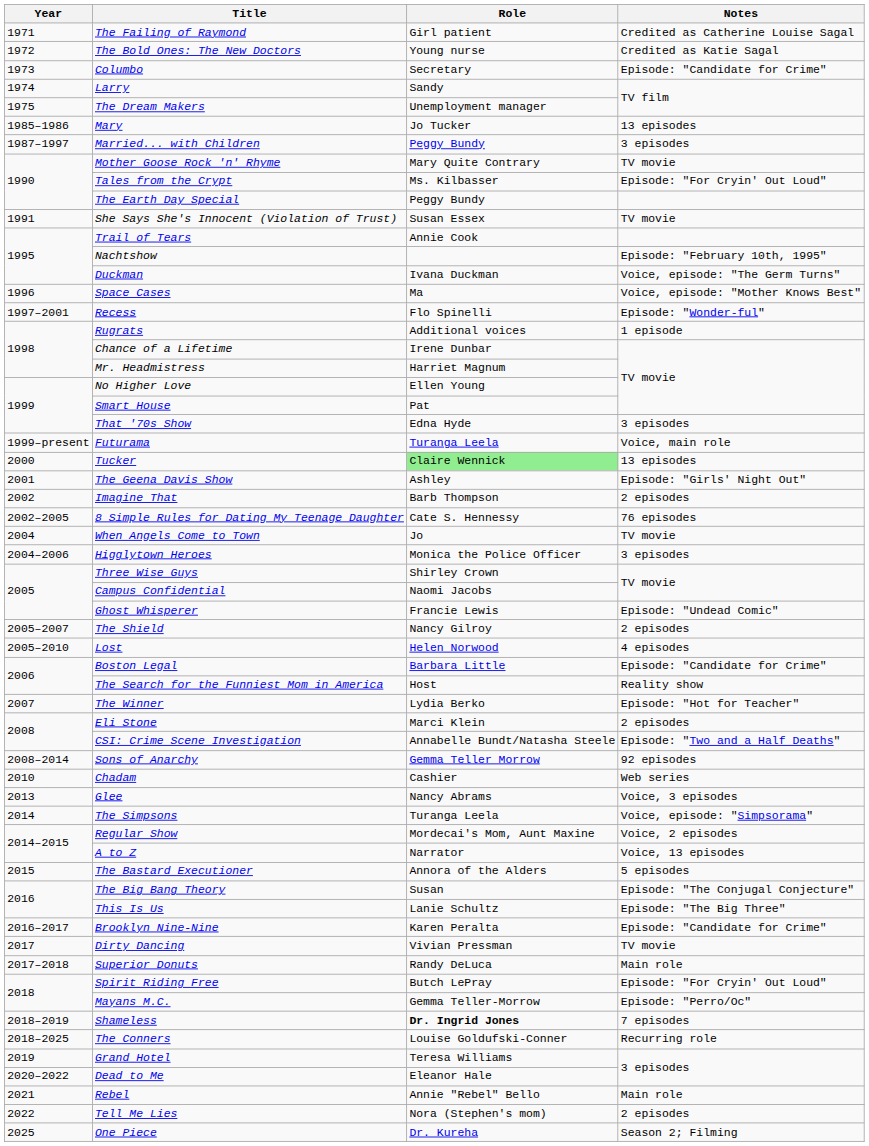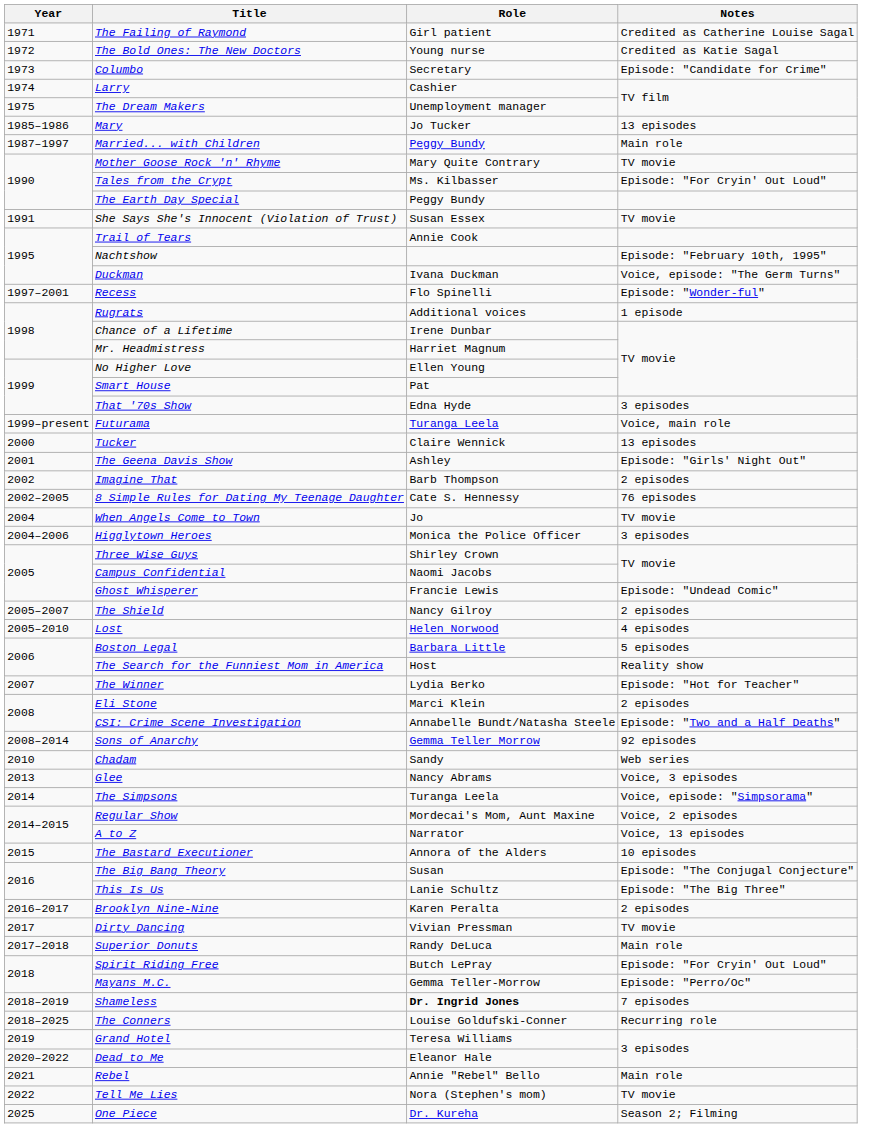(427, 88) Sandy -> (433, 88) Cashier
(655, 144) 3 episodes -> (652, 144) Main role
- row: (133, 293)
(457, 461) lightgreen background -> (457, 443) no background
(724, 666) Episode: "Candidate for Crime" -> (655, 648) 5 episodes
(433, 778) Cashier -> (427, 760) Sandy
(655, 871) 5 episodes -> (659, 853) 10 episodes
(724, 927) Episode: "Candidate for Crime" -> (655, 909) 2 episodes
(655, 1114) 2 episodes -> (648, 1095) TV movie
